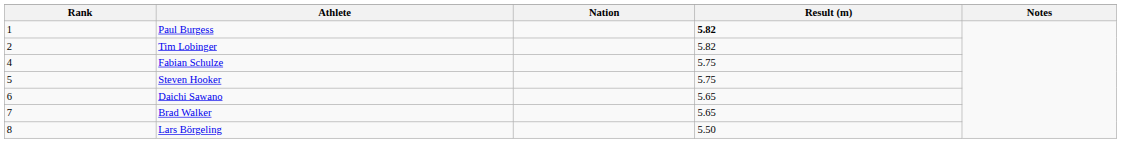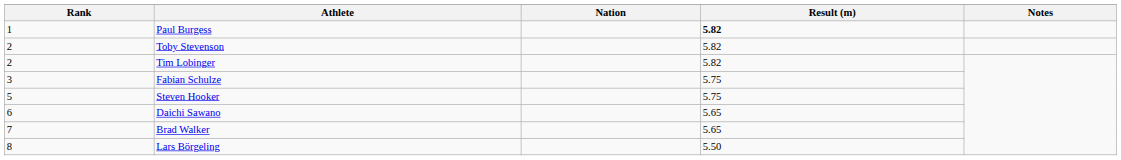+ row: (190, 46)
(9, 63) 4 -> (9, 79) 3
